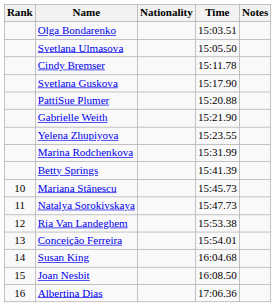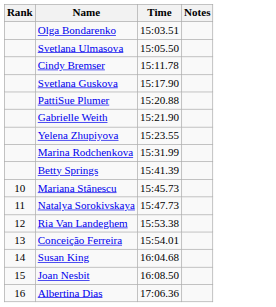- column: (166, 13)
